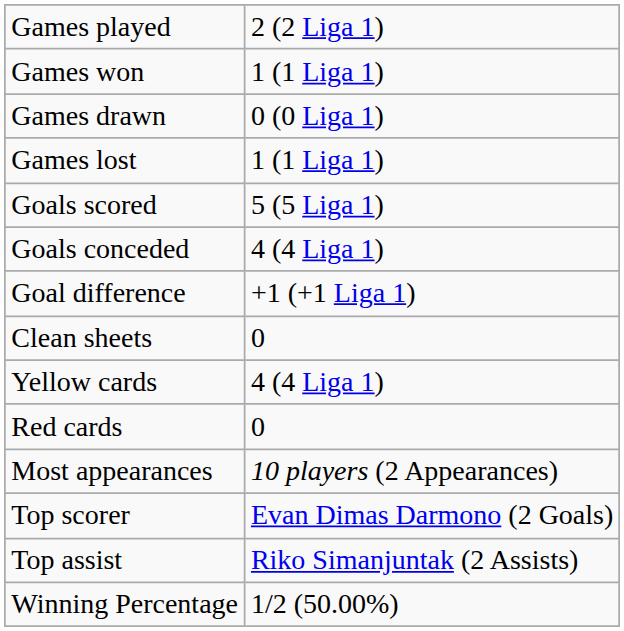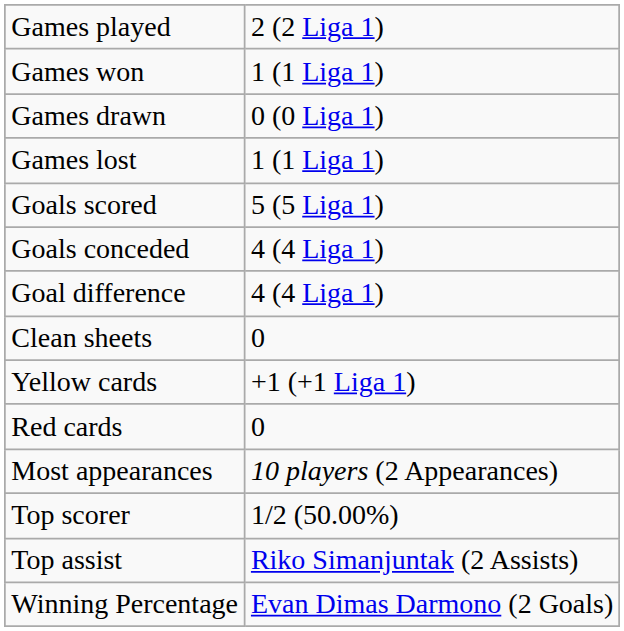(333, 293) +1 (+1 Liga 1) -> (317, 293) 4 (4 Liga 1)
(317, 381) 4 (4 Liga 1) -> (333, 381) +1 (+1 Liga 1)
(432, 515) Evan Dimas Darmono (2 Goals) -> (325, 515) 1/2 (50.00%)
(325, 603) 1/2 (50.00%) -> (432, 603) Evan Dimas Darmono (2 Goals)
